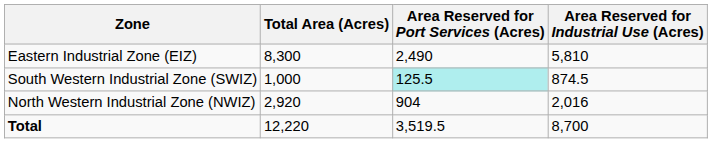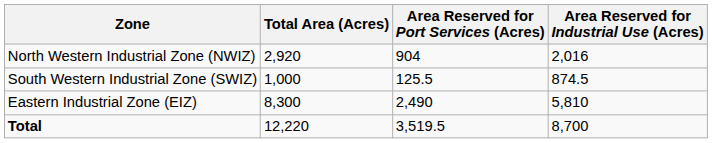rows swapped: (132, 102) <-> (102, 56)
(414, 79) paleturquoise background -> (414, 79) no background
